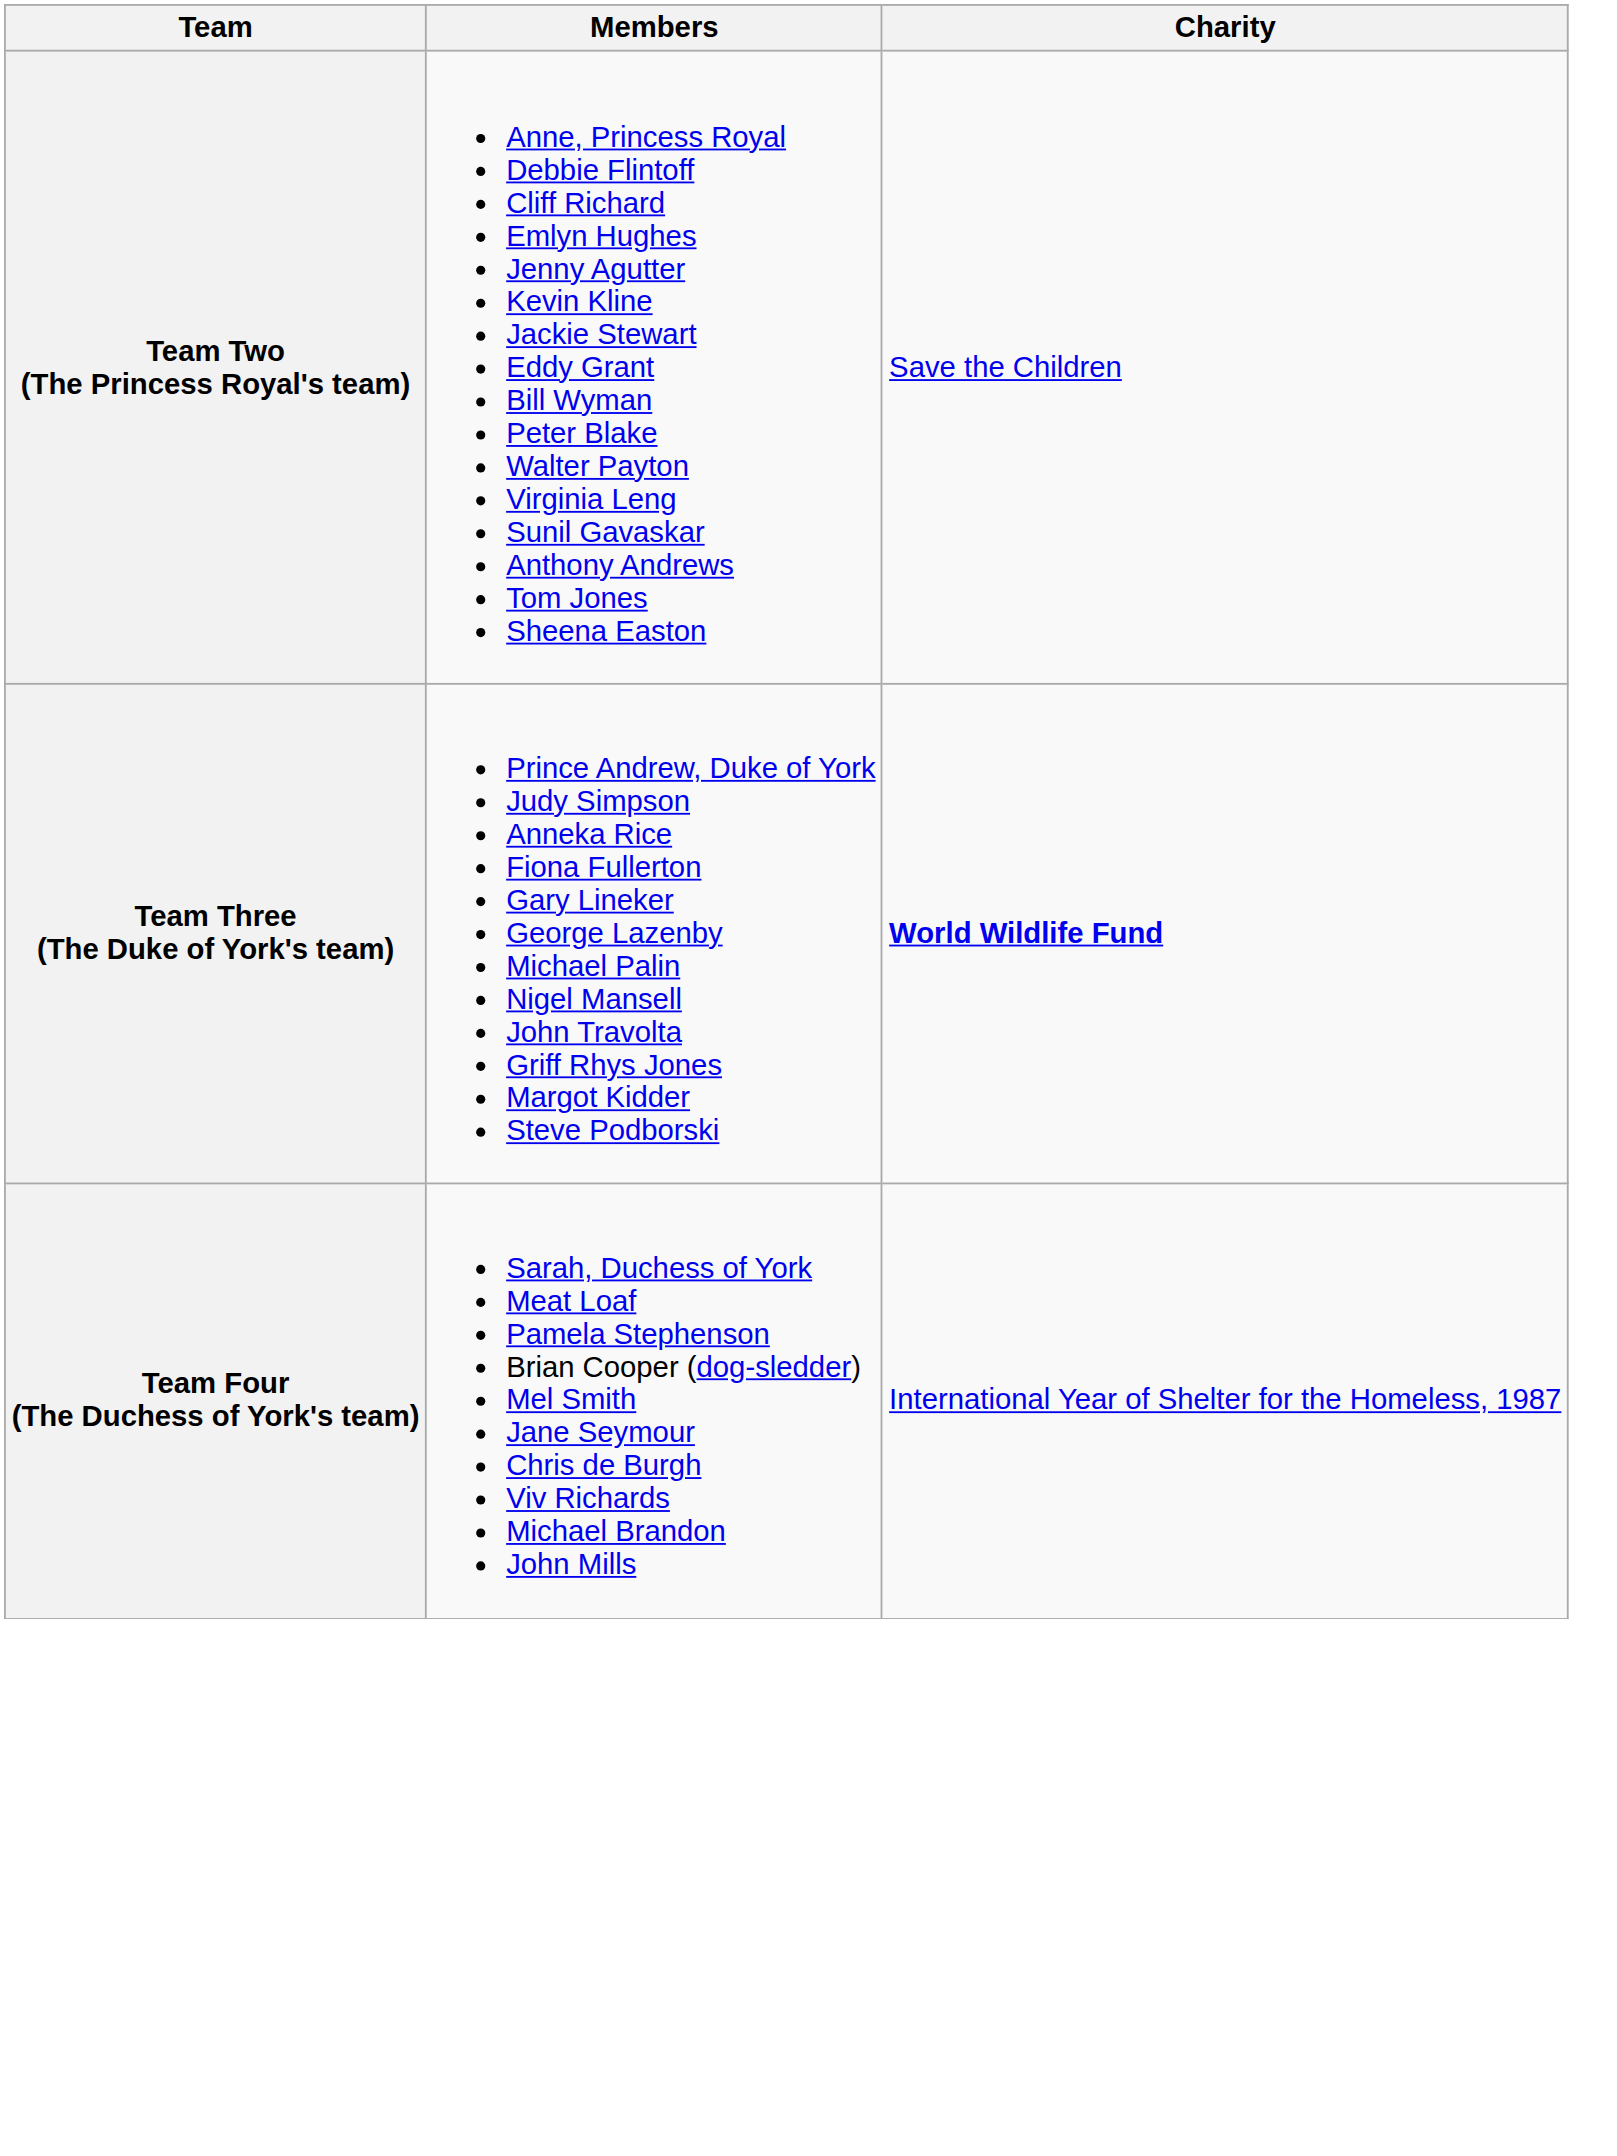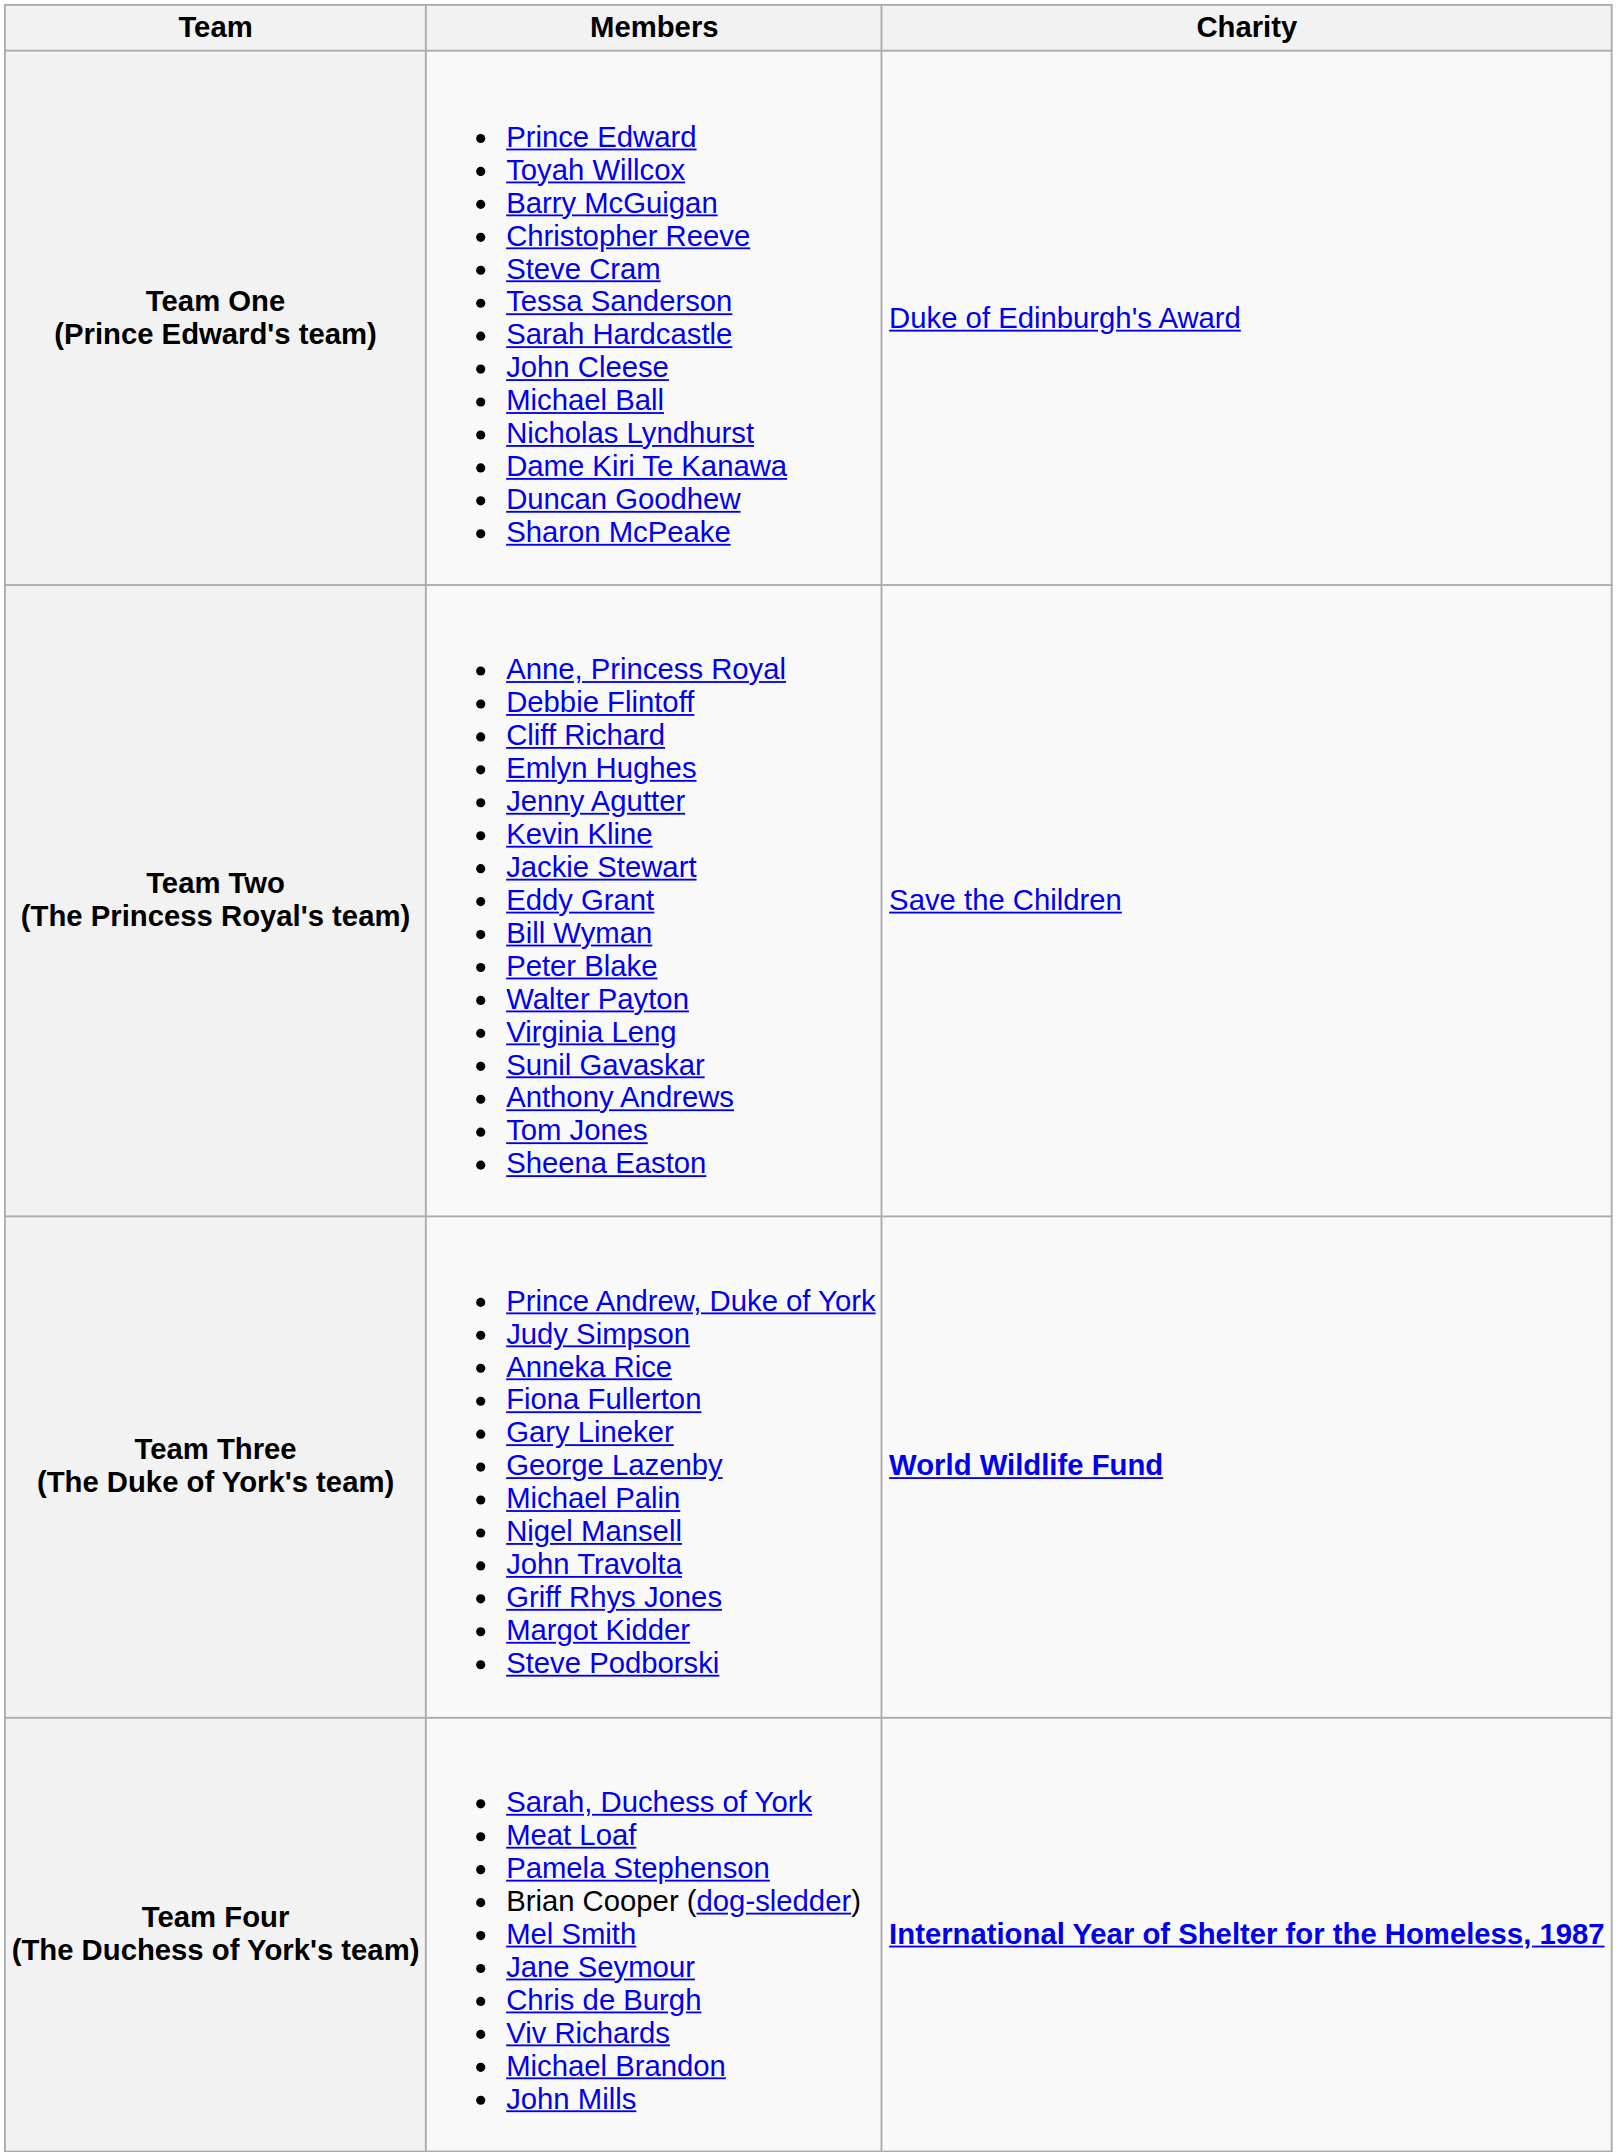+ row: (216, 317)
(1225, 1400) normal -> (1247, 1933) bold
